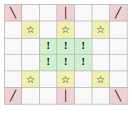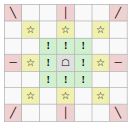+ row: (13, 62)
